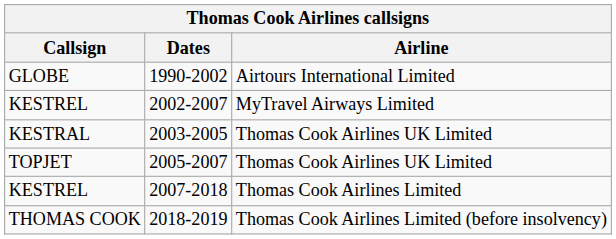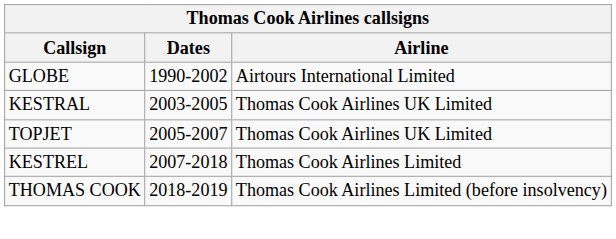- row: (188, 104)
